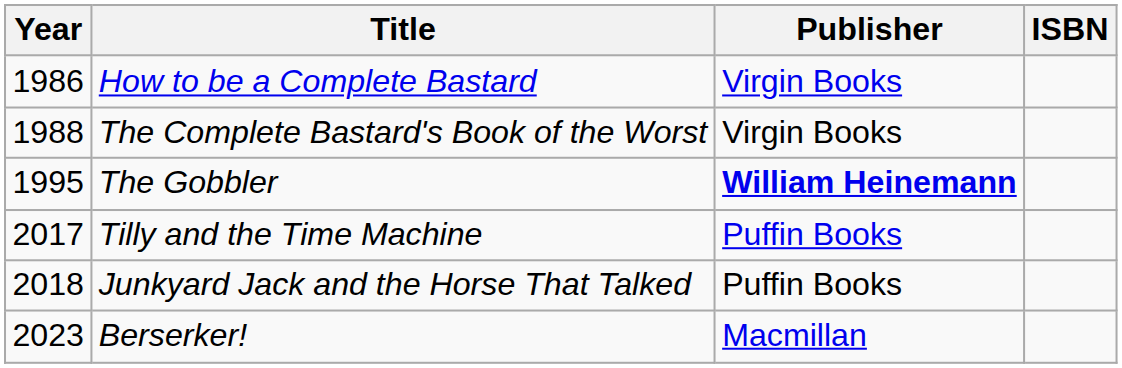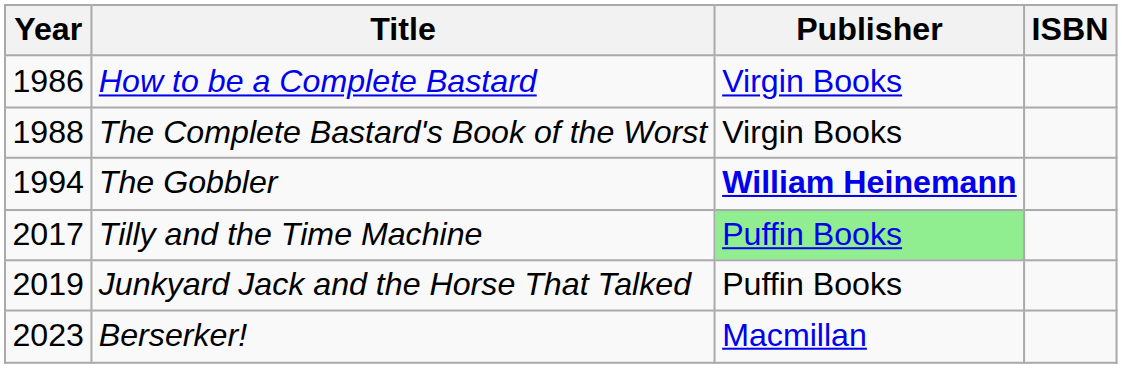(48, 183) 1995 -> (48, 183) 1994
(812, 234) no background -> (812, 234) lightgreen background
(48, 285) 2018 -> (48, 285) 2019
